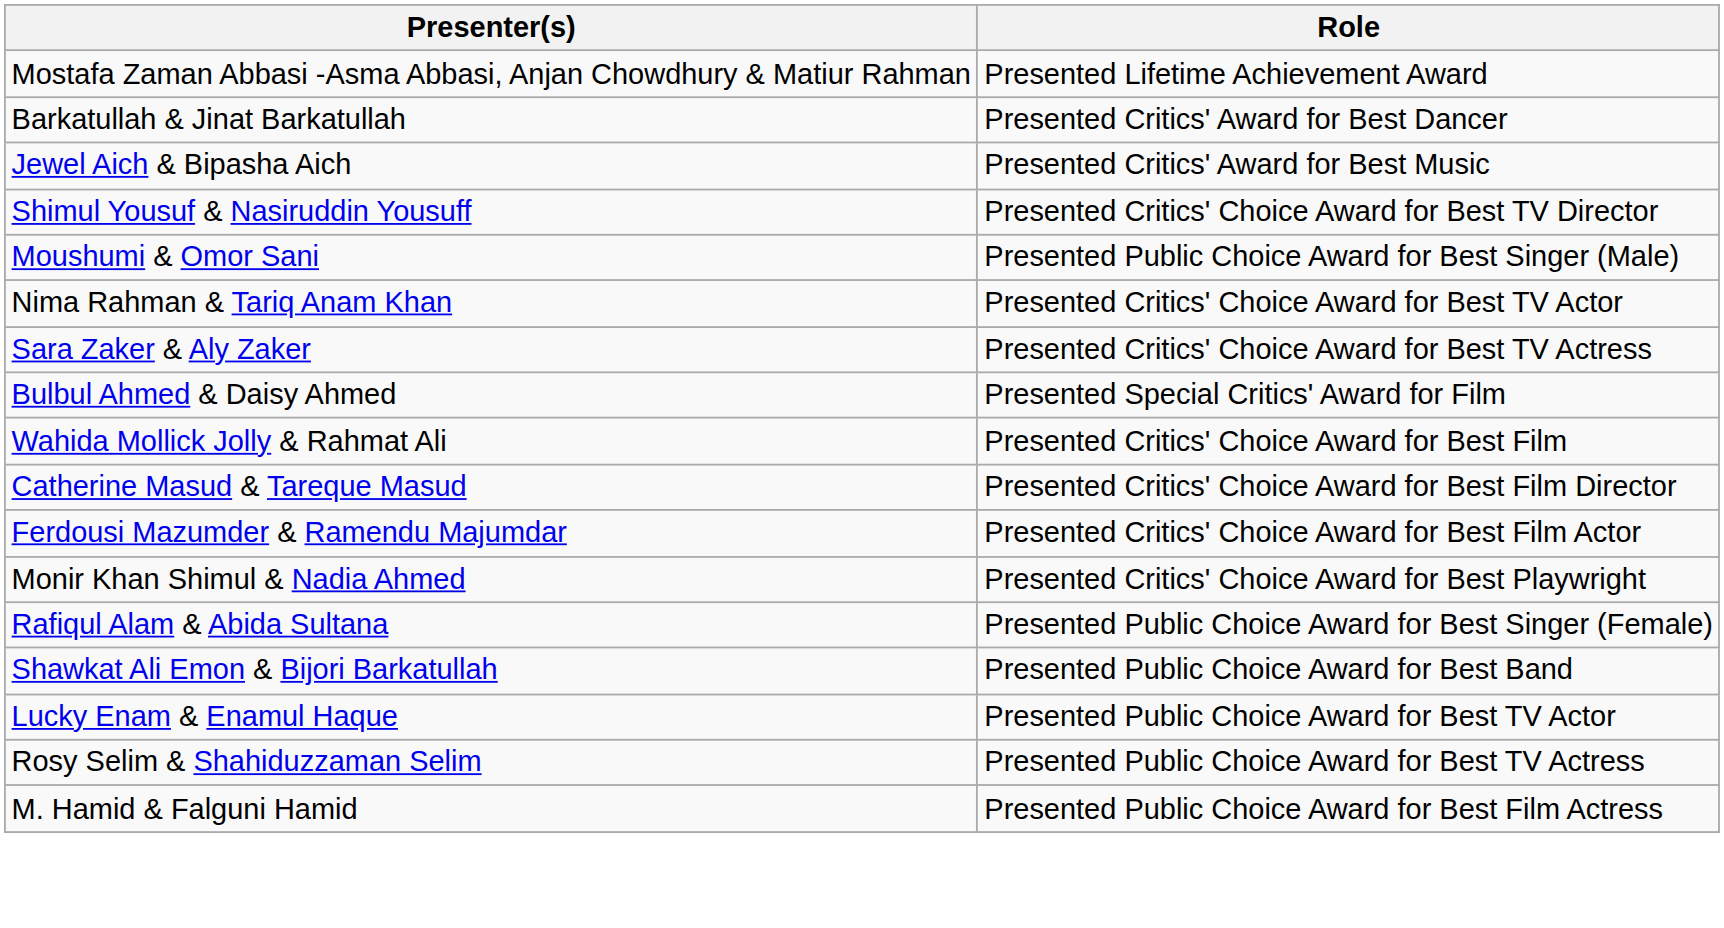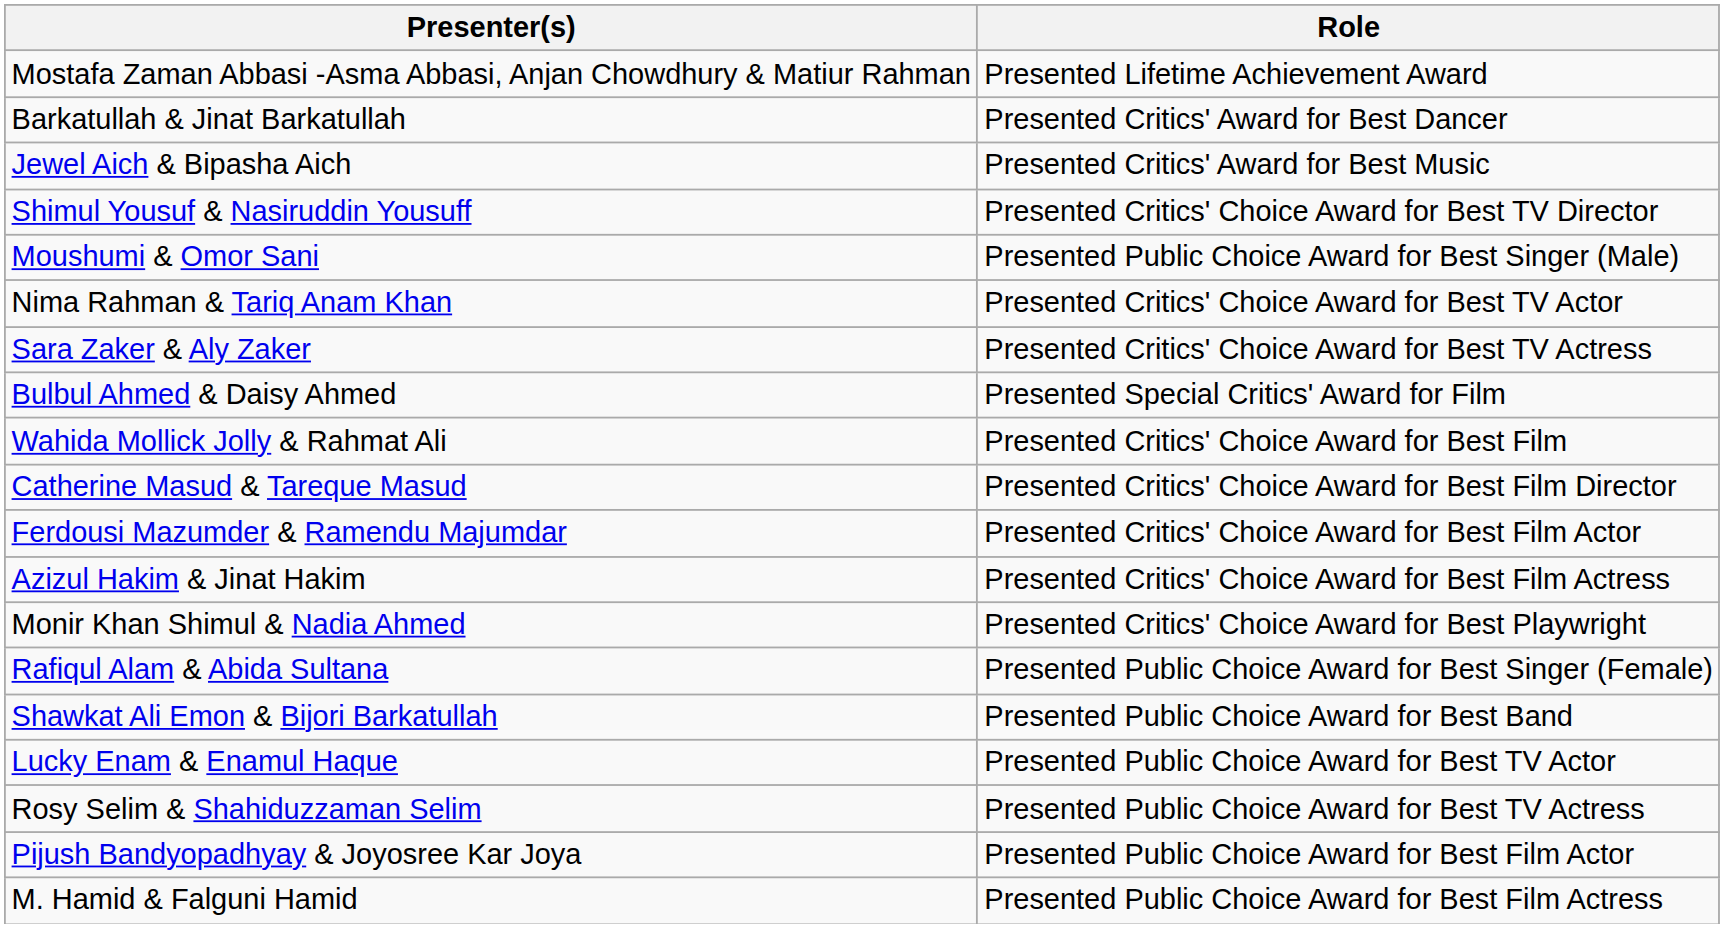+ row: (189, 578)
+ row: (297, 854)
